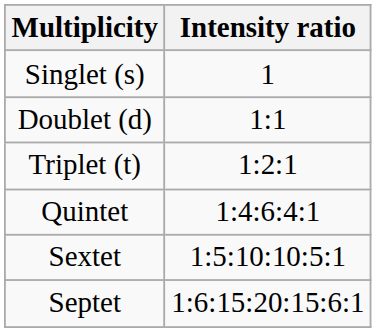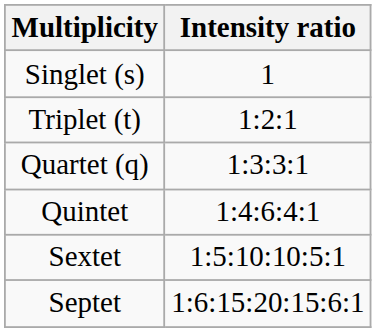- row: (85, 119)
+ row: (85, 165)
